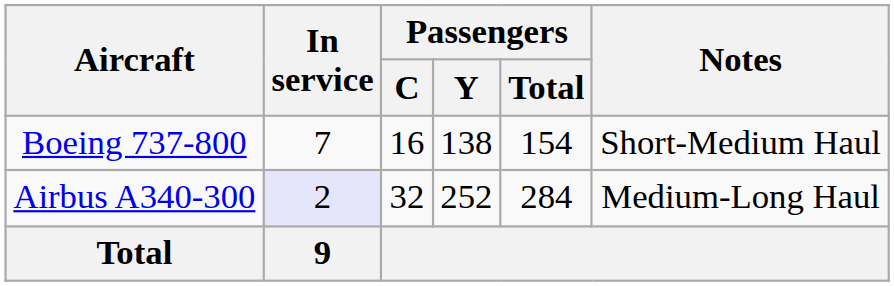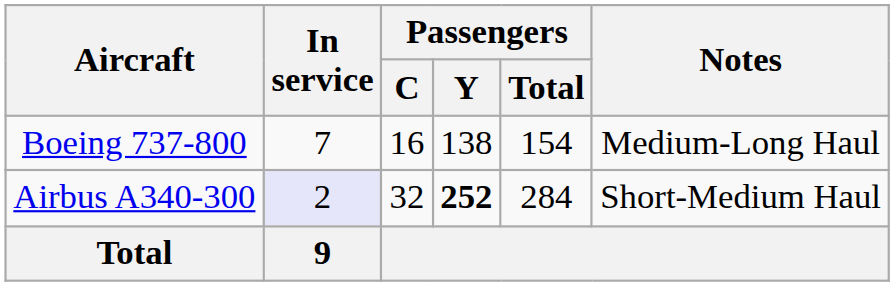(741, 142) Short-Medium Haul -> (741, 142) Medium-Long Haul
(466, 197) normal -> (466, 197) bold
(741, 197) Medium-Long Haul -> (741, 197) Short-Medium Haul
